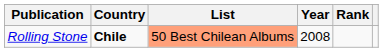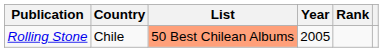(110, 36) bold -> (109, 36) normal
(315, 36) 2008 -> (315, 36) 2005
